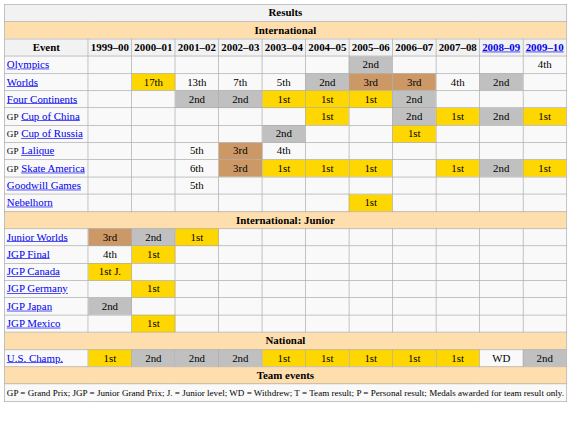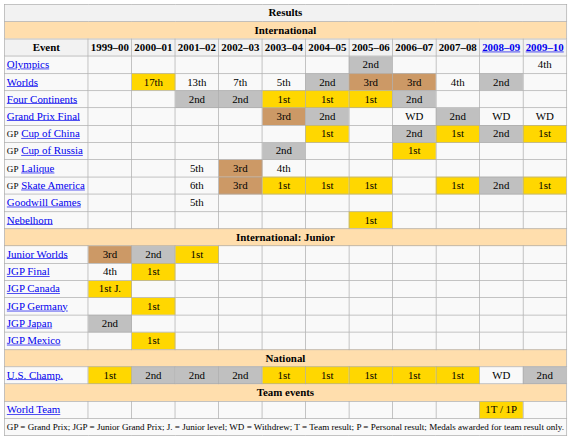+ row: (43, 116)
+ row: (34, 409)
